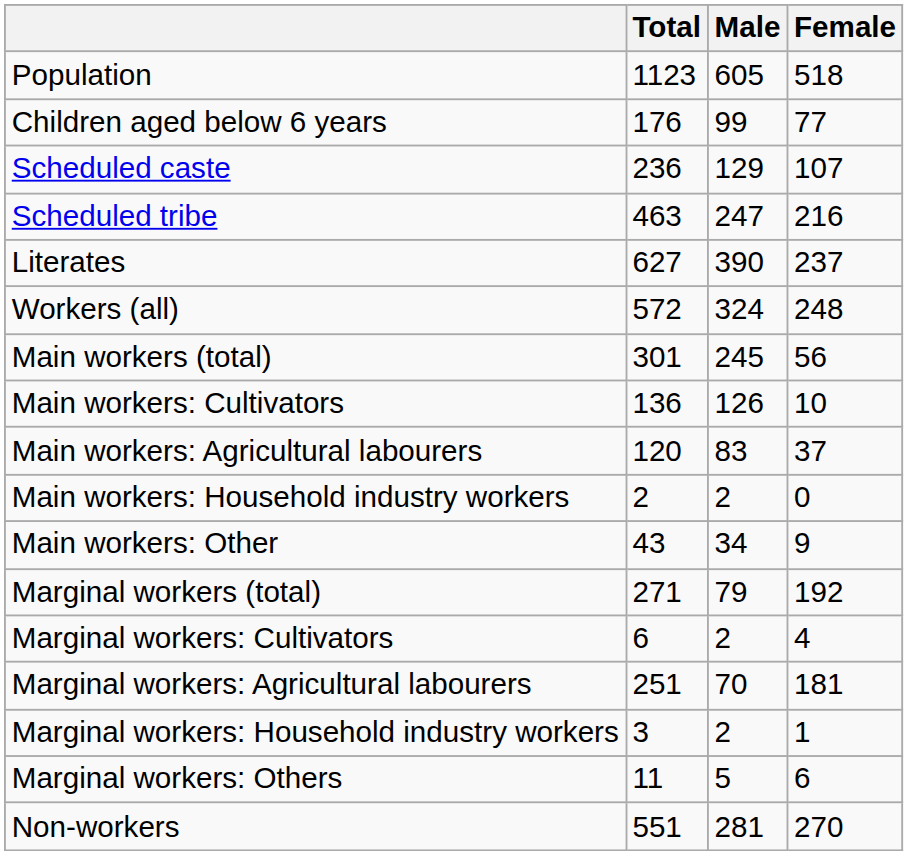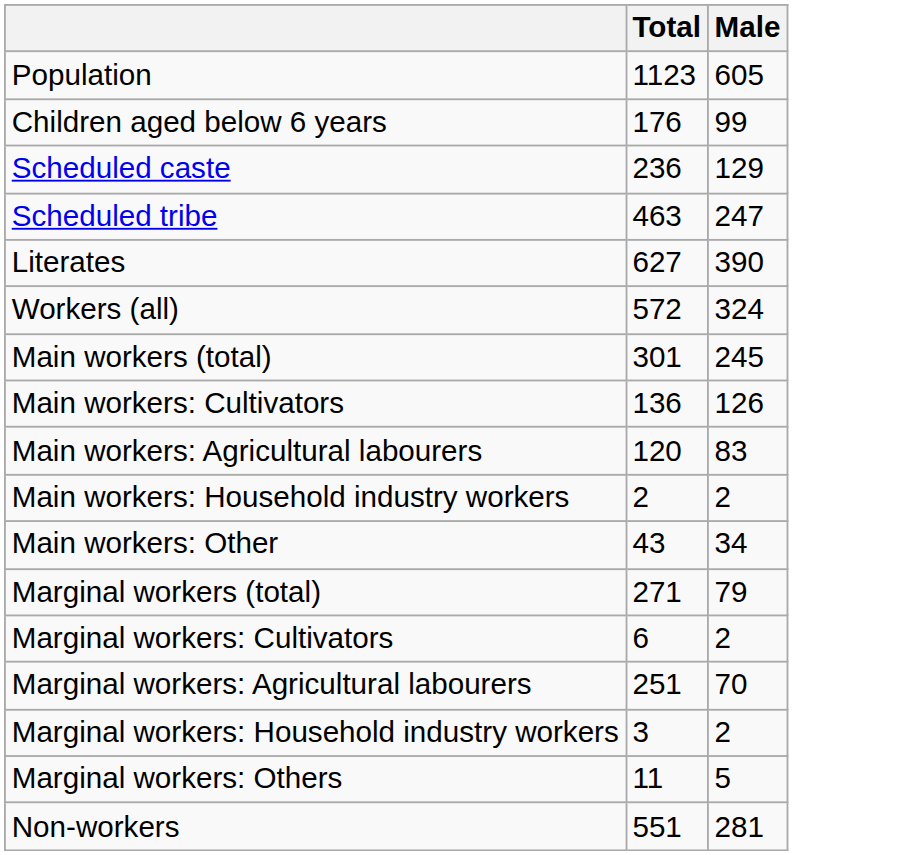- column: (845, 27)
